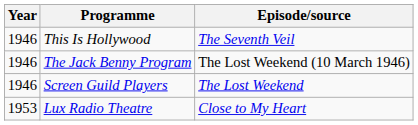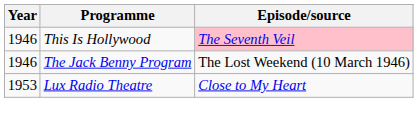(246, 39) no background -> (246, 39) pink background
- row: (106, 85)
